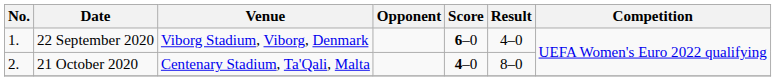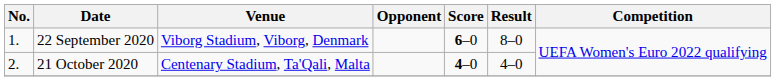(511, 40) 4–0 -> (511, 40) 8–0
(511, 64) 8–0 -> (511, 64) 4–0
